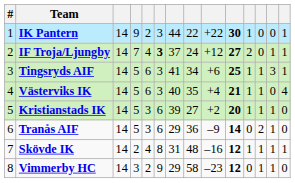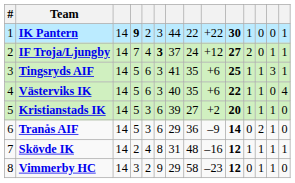(136, 33) normal -> (136, 33) bold
(192, 71) 34 -> (192, 71) 35
(213, 91) +4 -> (213, 91) +6
(235, 91) 21 -> (235, 91) 22
